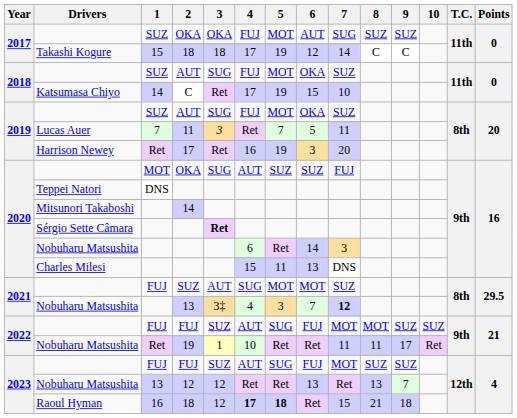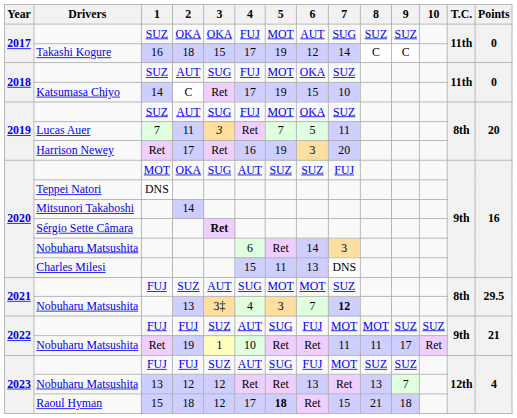(157, 53) 15 -> (157, 53) 16
(219, 53) 18 -> (219, 53) 15
(157, 404) 16 -> (157, 404) 15
(250, 404) bold -> (250, 404) normal
